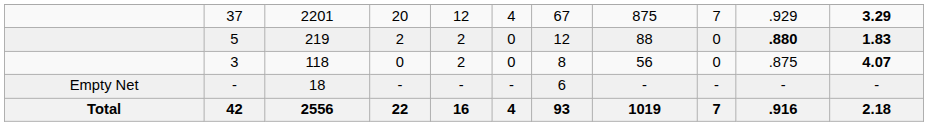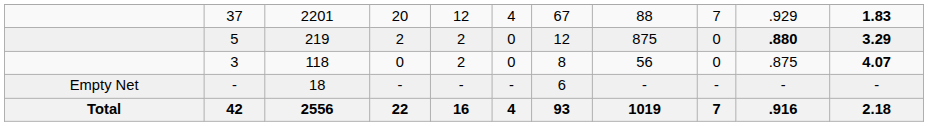(645, 16) 875 -> (645, 16) 88
(877, 16) 3.29 -> (877, 16) 1.83
(645, 39) 88 -> (645, 39) 875
(877, 39) 1.83 -> (877, 39) 3.29
